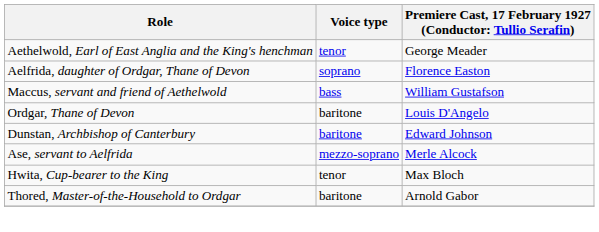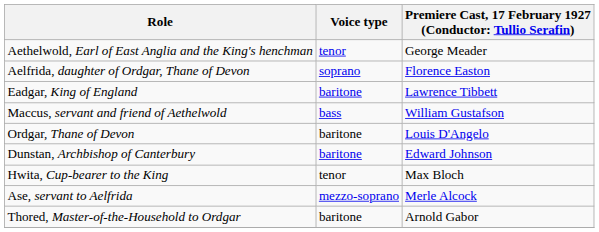+ row: (72, 92)
rows swapped: (88, 175) <-> (70, 154)
